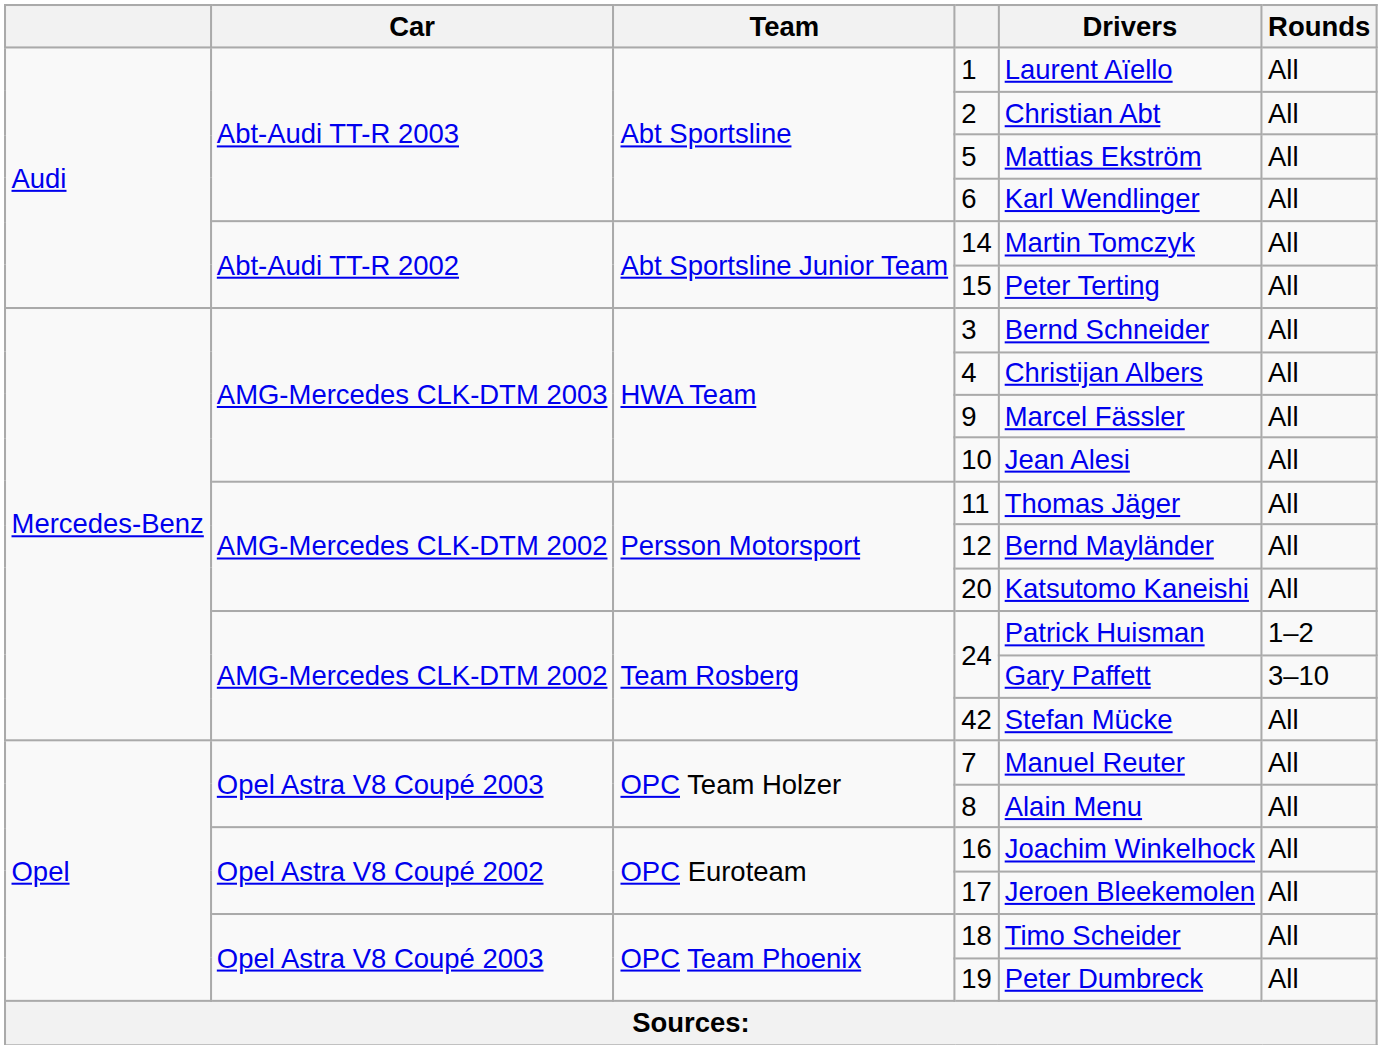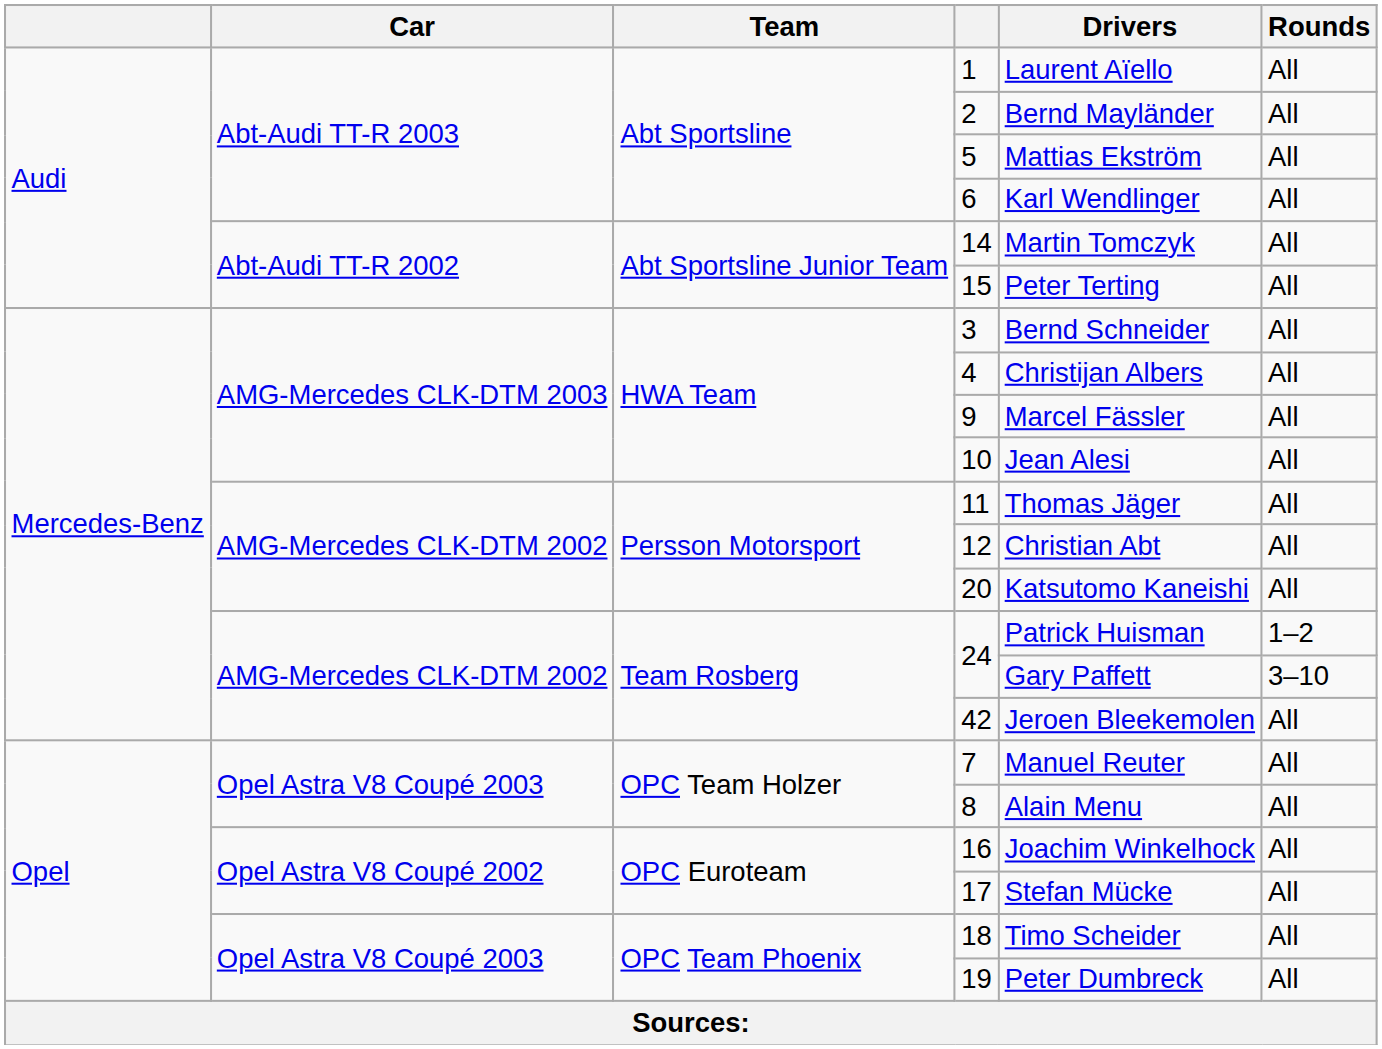(1083, 113) Christian Abt -> (1109, 113) Bernd Mayländer
(1109, 546) Bernd Mayländer -> (1083, 546) Christian Abt
(1089, 719) Stefan Mücke -> (1130, 719) Jeroen Bleekemolen
(1130, 892) Jeroen Bleekemolen -> (1089, 892) Stefan Mücke
